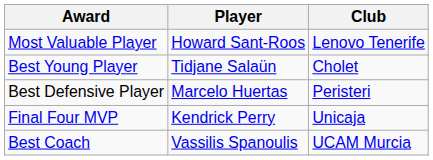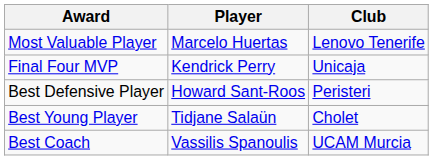(238, 42) Howard Sant-Roos -> (229, 42) Marcelo Huertas
rows swapped: (63, 117) <-> (73, 67)
(229, 92) Marcelo Huertas -> (238, 92) Howard Sant-Roos
